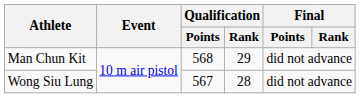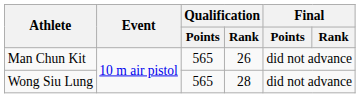(203, 59) 568 -> (203, 59) 565
(244, 59) 29 -> (244, 59) 26
(203, 81) 567 -> (203, 81) 565
